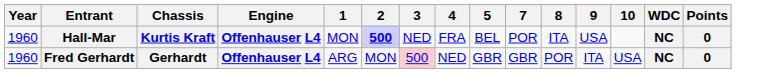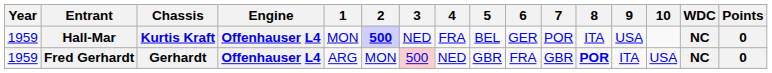+ column: (523, 16)
(23, 37) 1960 -> (23, 37) 1959
(23, 58) 1960 -> (23, 58) 1959
(559, 58) normal -> (594, 58) bold
